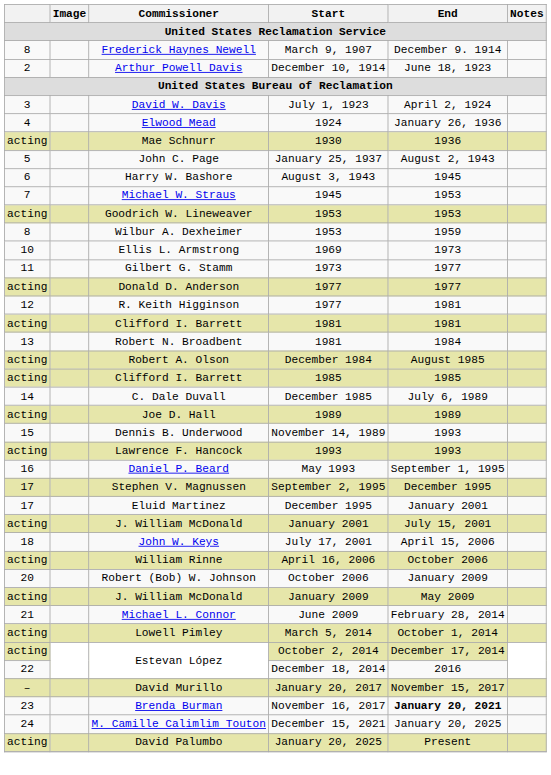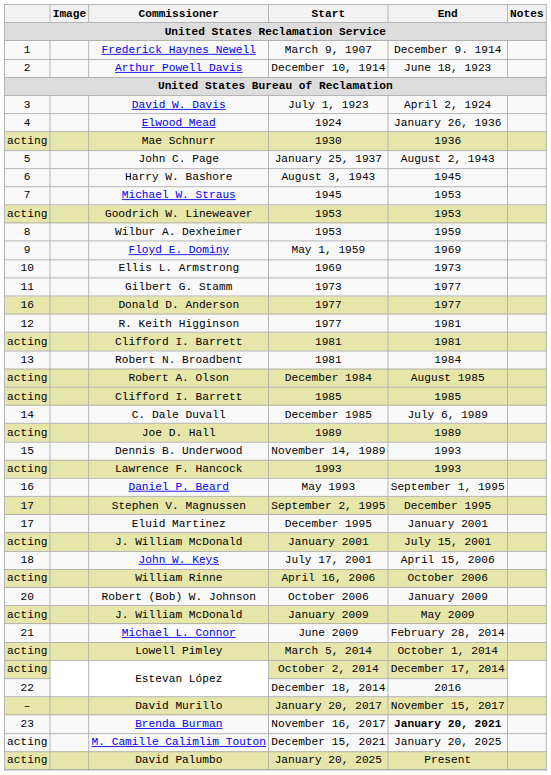(27, 50) 8 -> (27, 50) 1
+ row: (179, 250)
(27, 287) acting -> (27, 305) 16
(27, 724) 24 -> (27, 742) acting
